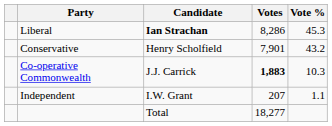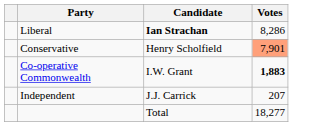- column: (308, 13)
(273, 48) no background -> (273, 48) lightsalmon background
(171, 71) J.J. Carrick -> (169, 71) I.W. Grant
(169, 95) I.W. Grant -> (171, 95) J.J. Carrick
